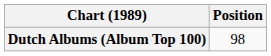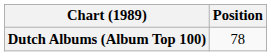(238, 39) 98 -> (238, 39) 78
